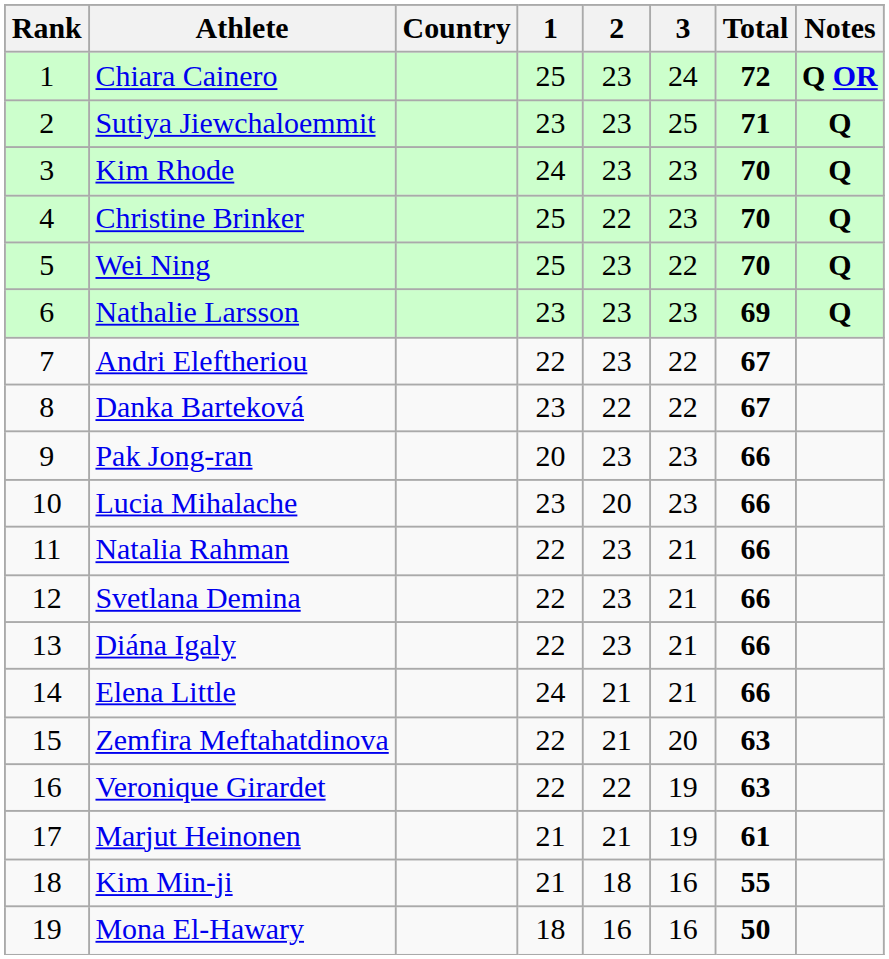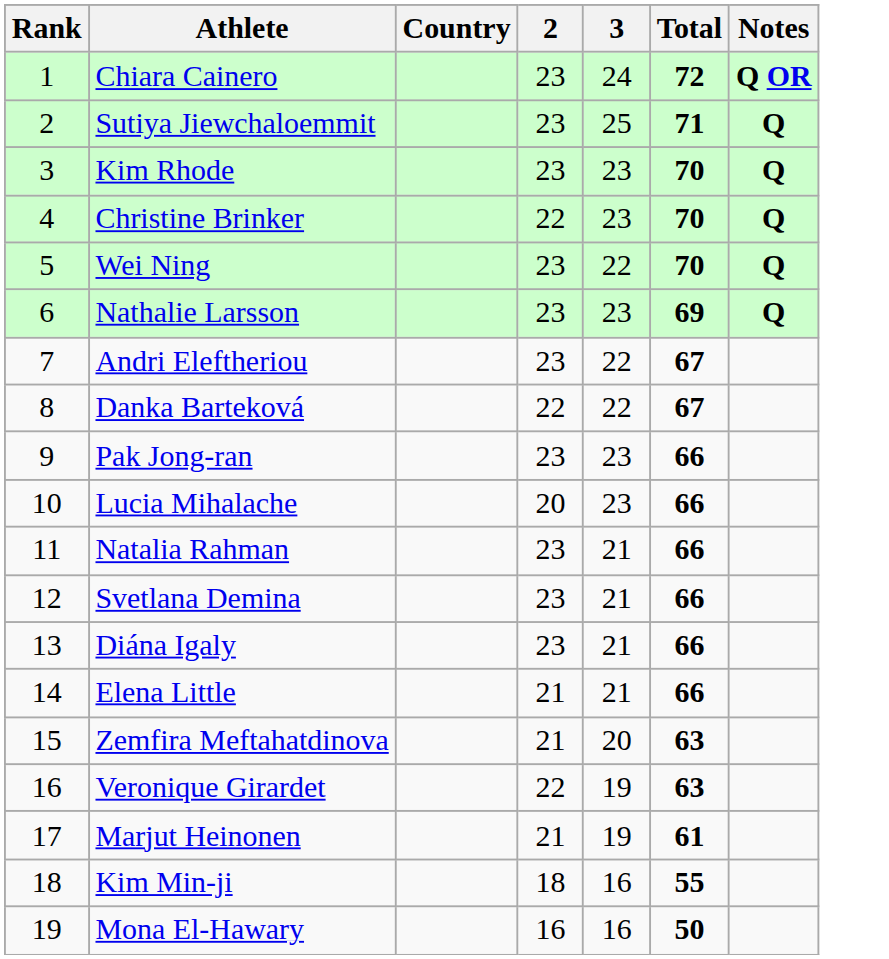- column: (551, 28)
